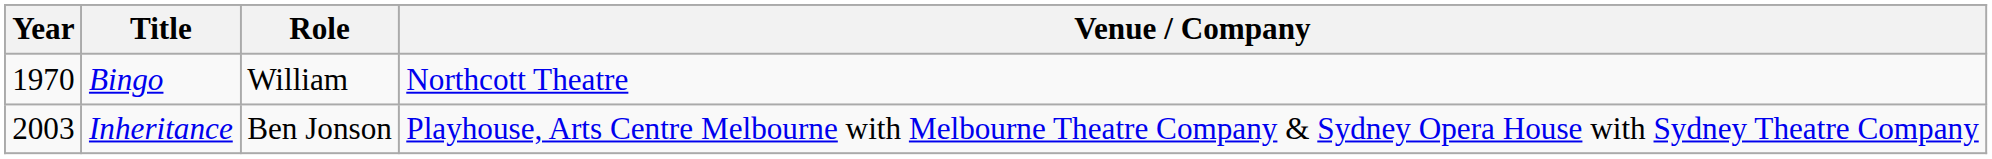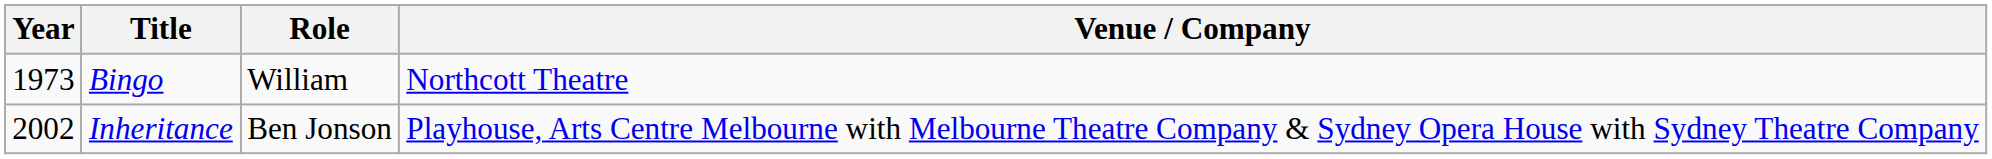(43, 78) 1970 -> (43, 78) 1973
(43, 128) 2003 -> (43, 128) 2002
